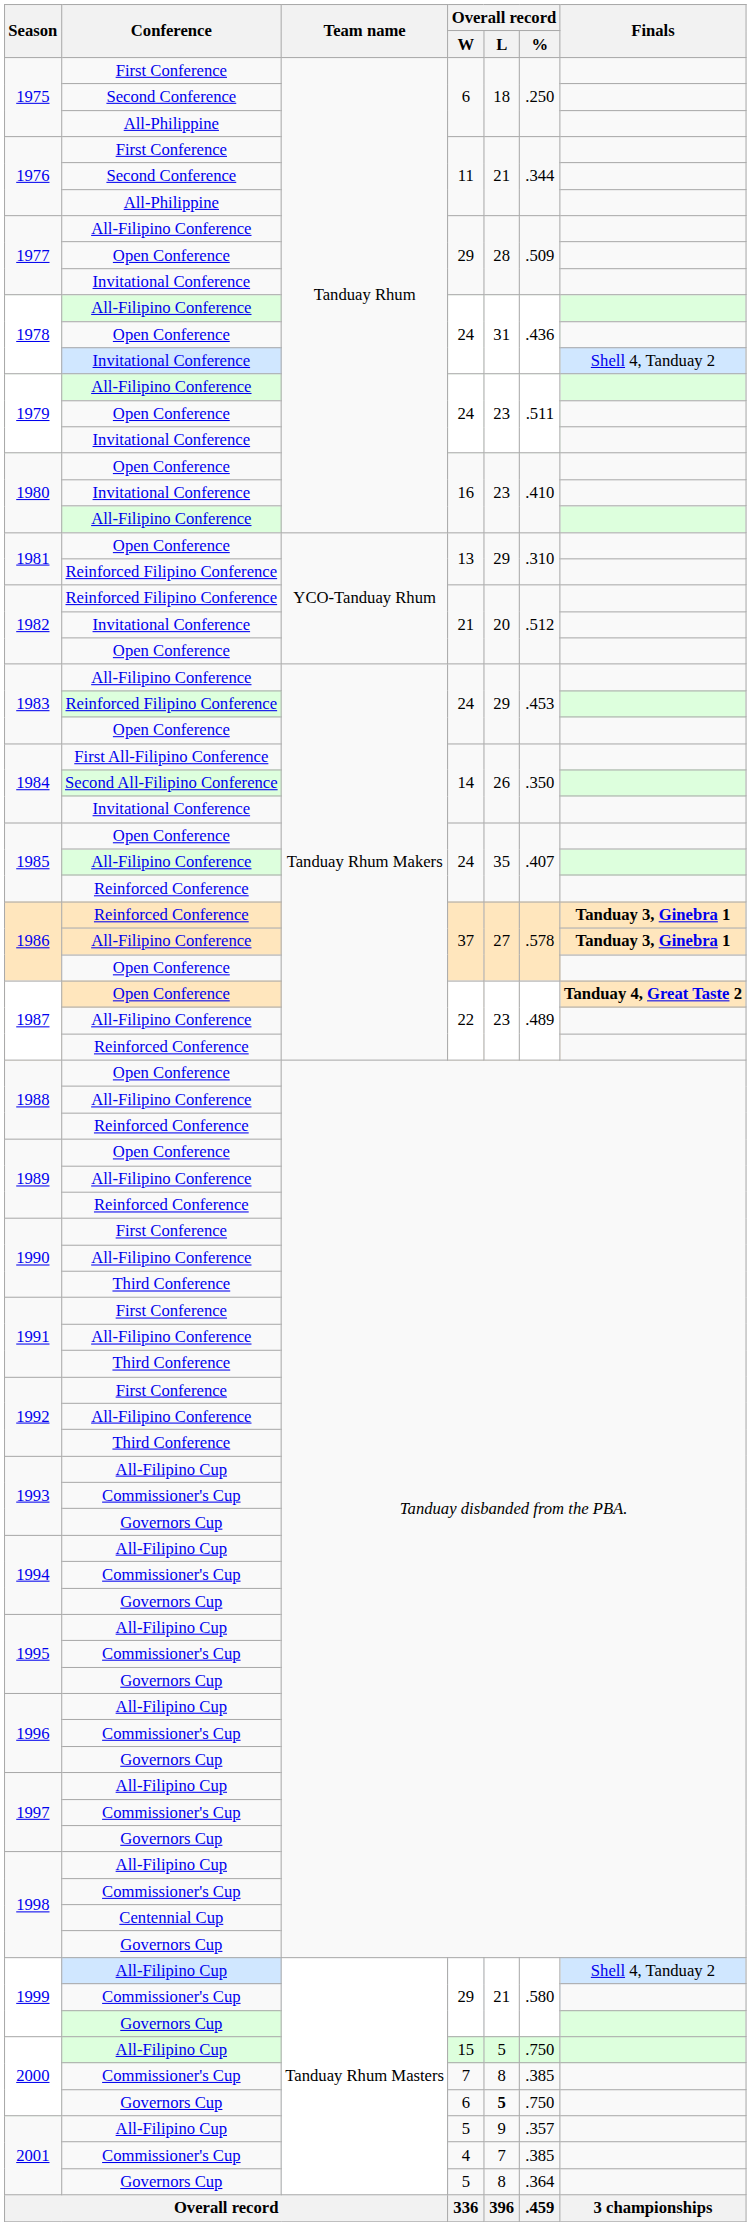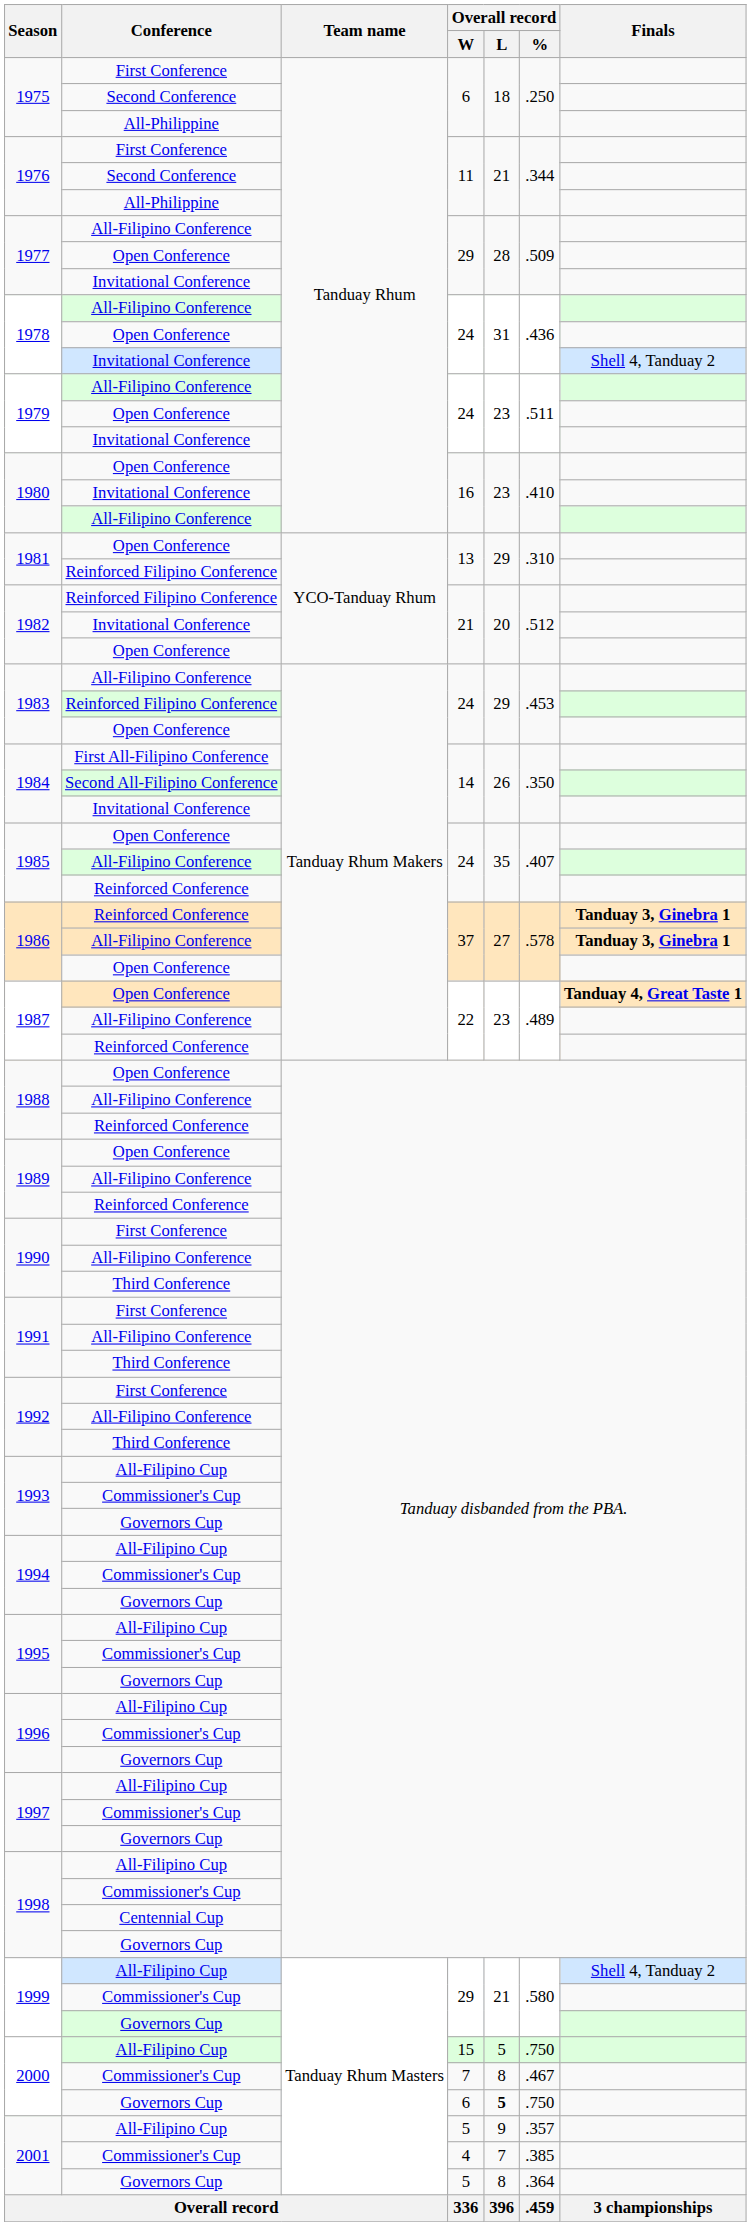(653, 994) Tanduay 4, Great Taste 2 -> (653, 994) Tanduay 4, Great Taste 1
(540, 2076) .385 -> (540, 2076) .467
